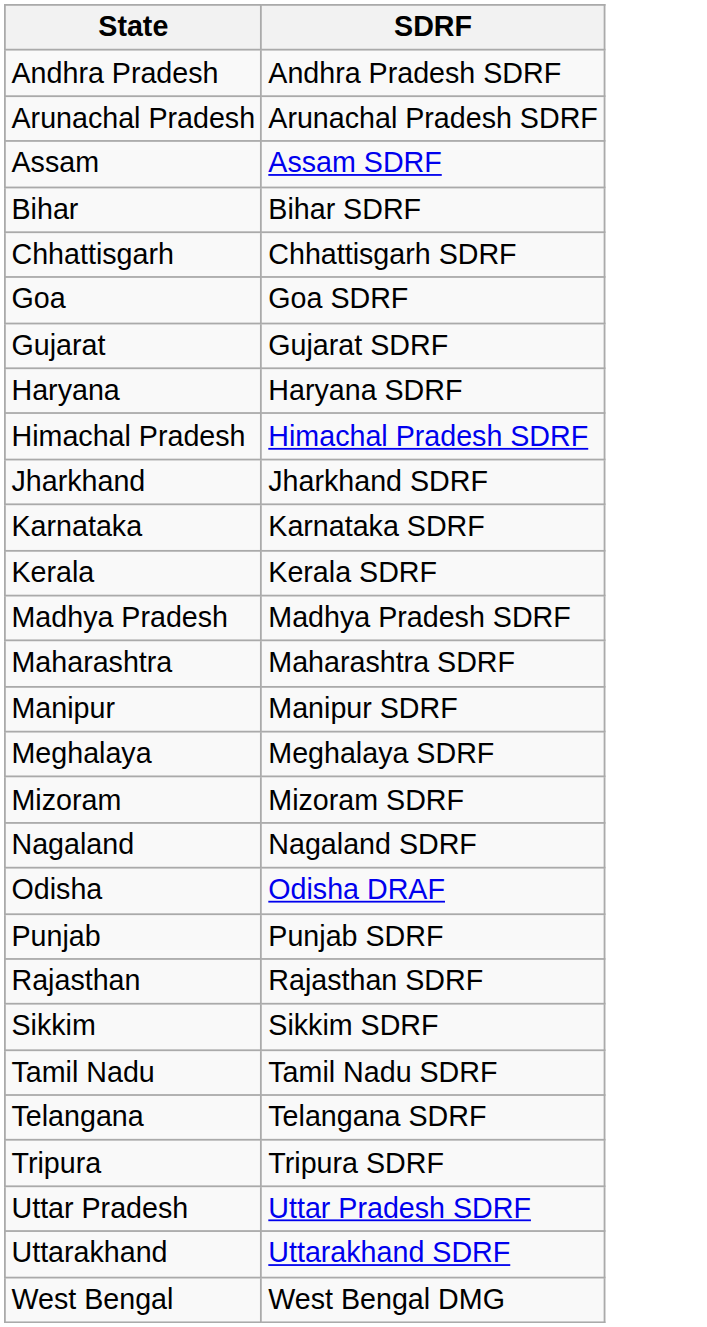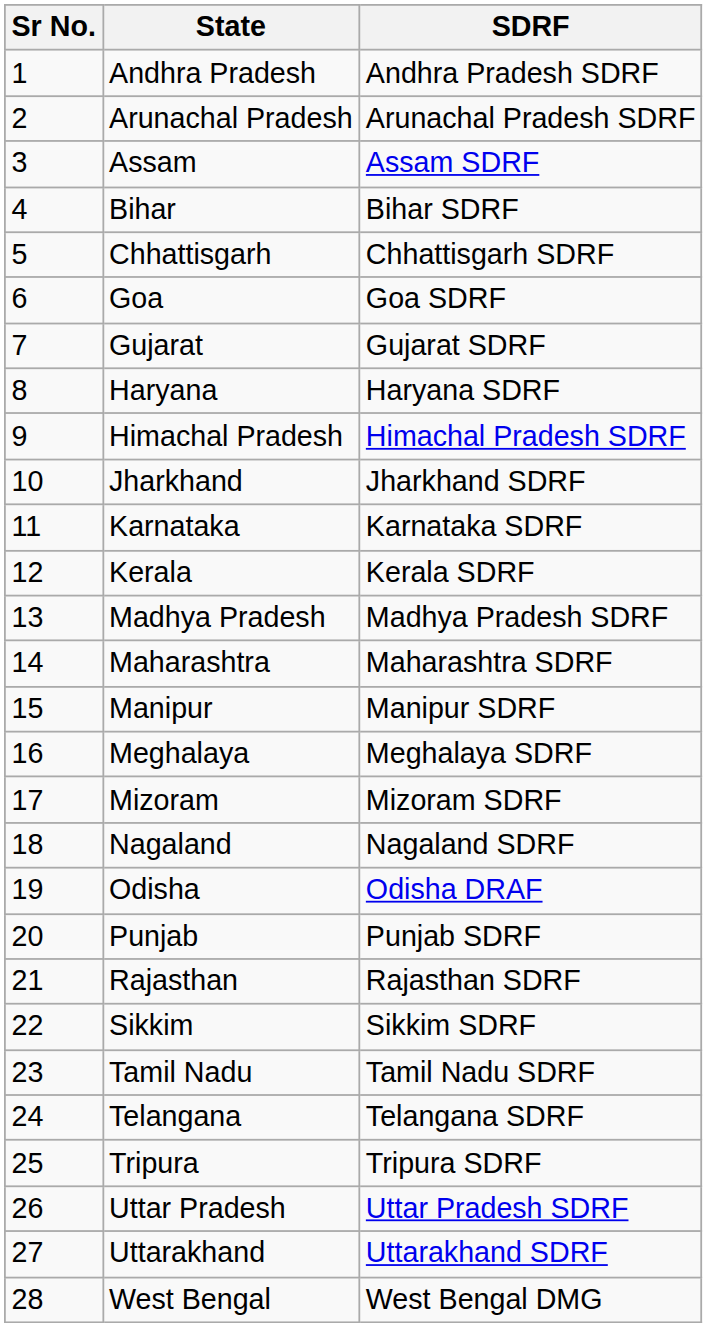+ column: (54, 27)
